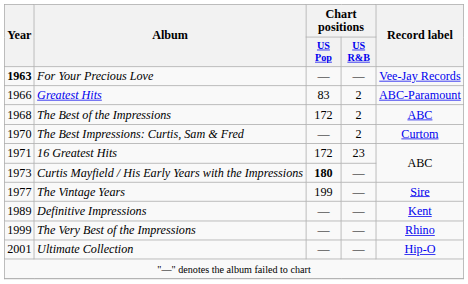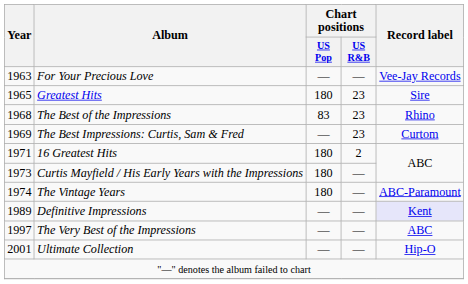(19, 76) bold -> (19, 76) normal
(19, 95) 1966 -> (19, 95) 1965
(323, 95) 83 -> (323, 95) 180
(359, 95) 2 -> (359, 95) 23
(420, 95) ABC-Paramount -> (420, 95) Sire
(323, 114) 172 -> (323, 114) 83
(359, 114) 2 -> (359, 114) 23
(420, 114) ABC -> (420, 114) Rhino
(19, 134) 1970 -> (19, 134) 1969
(359, 134) 2 -> (359, 134) 23
(323, 153) 172 -> (323, 153) 180
(359, 153) 23 -> (359, 153) 2
(323, 172) bold -> (323, 172) normal
(19, 191) 1977 -> (19, 191) 1974
(323, 191) 199 -> (323, 191) 180
(420, 191) Sire -> (420, 191) ABC-Paramount
(420, 211) no background -> (420, 211) lavender background
(19, 230) 1999 -> (19, 230) 1997
(420, 230) Rhino -> (420, 230) ABC
